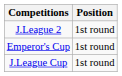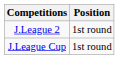- row: (38, 46)
